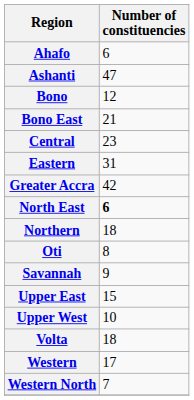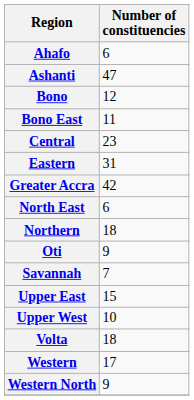(110, 119) 21 -> (109, 119) 11
(106, 207) bold -> (106, 207) normal
(106, 251) 8 -> (106, 251) 9
(106, 274) 9 -> (106, 274) 7
(106, 384) 7 -> (106, 384) 9
